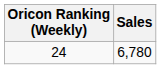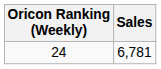(134, 52) 6,780 -> (134, 52) 6,781
